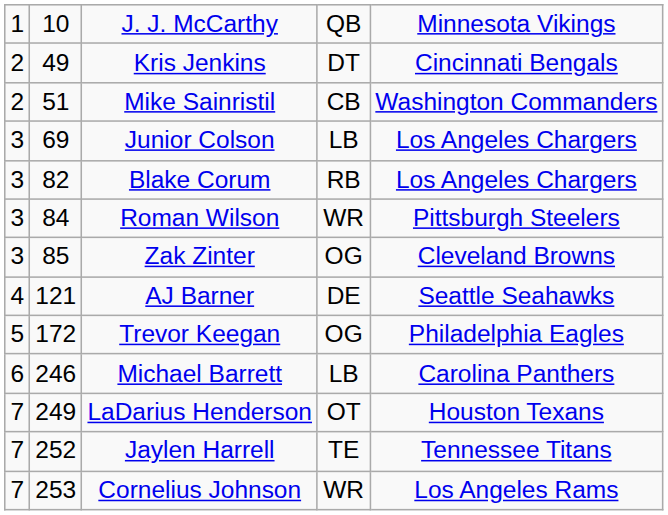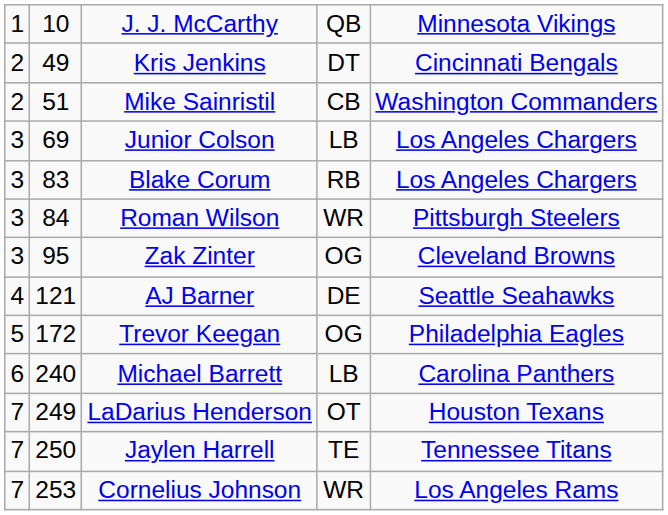(56, 179) 82 -> (56, 179) 83
(56, 256) 85 -> (56, 256) 95
(56, 373) 246 -> (56, 373) 240
(56, 450) 252 -> (56, 450) 250
